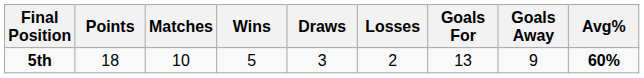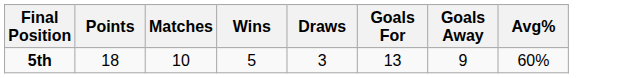- column: (393, 26)
(604, 60) bold -> (533, 60) normal
